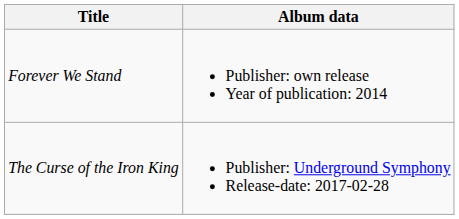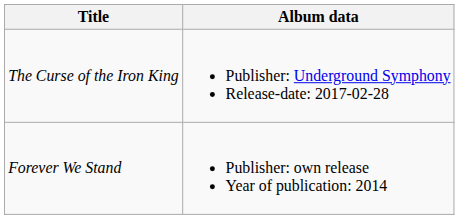rows swapped: (65, 75) <-> (93, 168)
